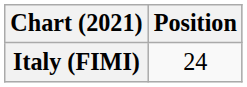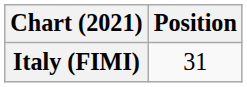(195, 61) 24 -> (195, 61) 31
